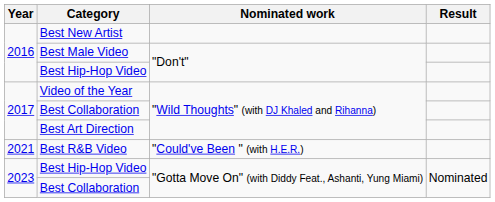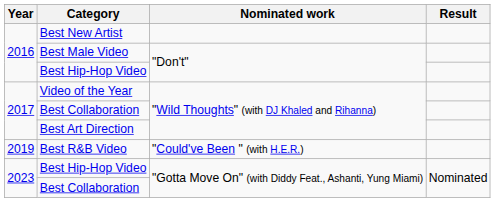(21, 149) 2021 -> (21, 149) 2019
